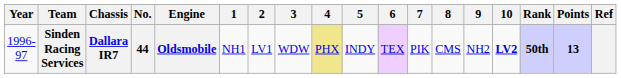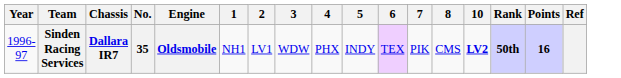- column: (478, 14)
(143, 49) 44 -> (143, 49) 35
(327, 49) khaki background -> (327, 49) no background
(573, 49) 13 -> (544, 49) 16
